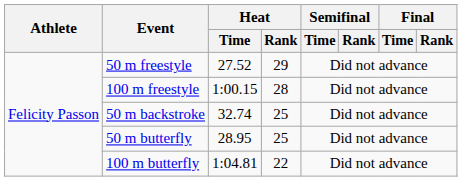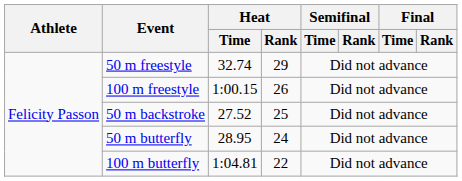(235, 65) 27.52 -> (235, 65) 32.74
(281, 90) 28 -> (281, 90) 26
(235, 114) 32.74 -> (235, 114) 27.52
(281, 139) 25 -> (281, 139) 24
